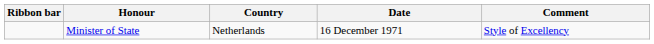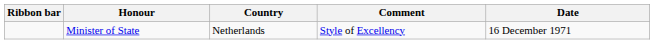columns swapped: (399, 13) <-> (566, 13)
